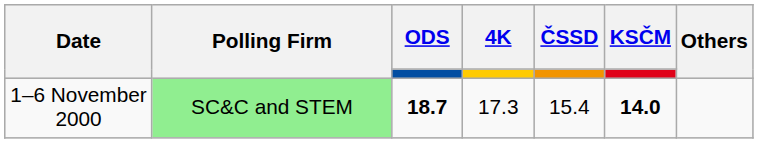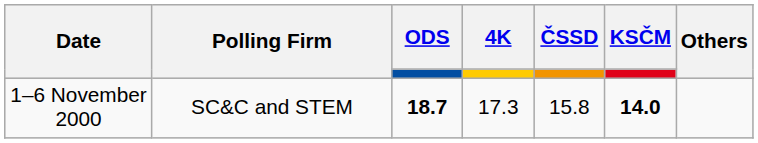(272, 107) lightgreen background -> (272, 107) no background
(569, 107) 15.4 -> (569, 107) 15.8
